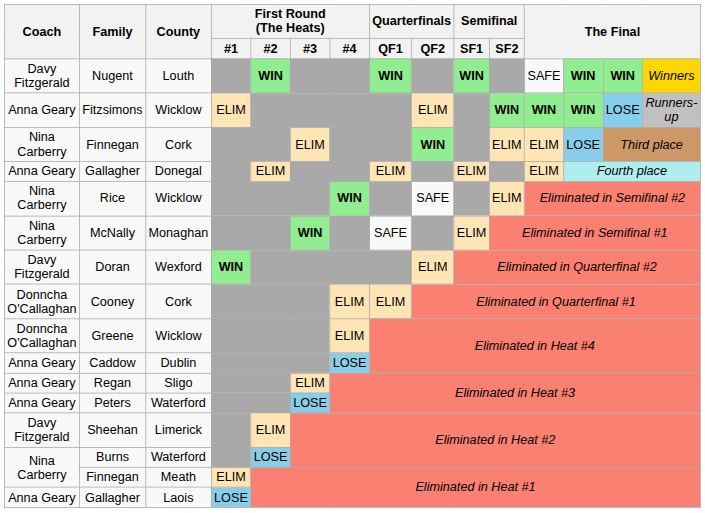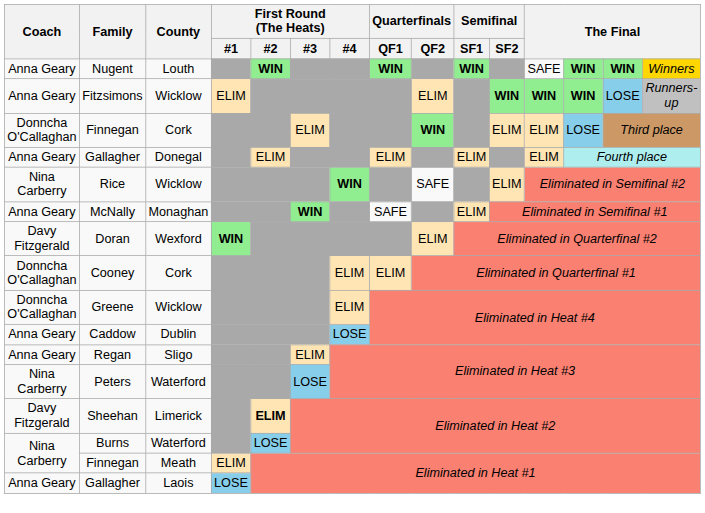(42, 75) Davy Fitzgerald -> (42, 68) Anna Geary
(42, 144) Nina Carberry -> (42, 130) Donncha O'Callaghan
(42, 233) Nina Carberry -> (42, 211) Anna Geary
(42, 403) Anna Geary -> (42, 381) Nina Carberry
(271, 430) normal -> (271, 416) bold
